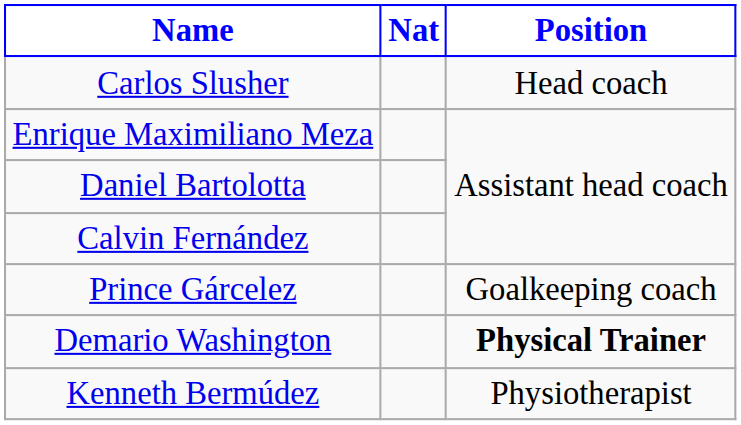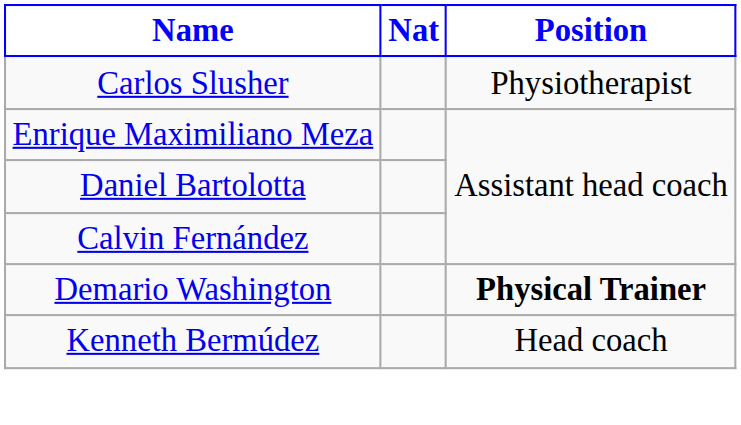(591, 82) Head coach -> (591, 82) Physiotherapist
- row: (193, 289)
(591, 392) Physiotherapist -> (591, 340) Head coach
